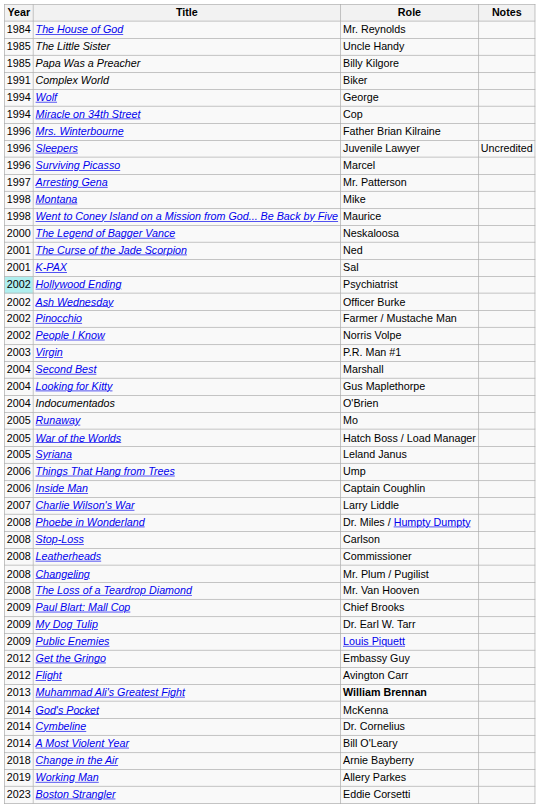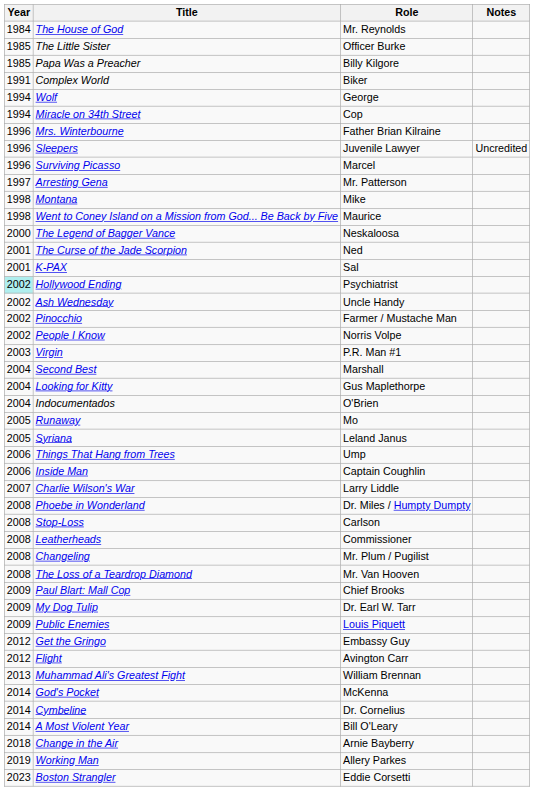(374, 47) Uncle Handy -> (374, 47) Officer Burke
(374, 302) Officer Burke -> (374, 302) Uncle Handy
- row: (78, 438)
(385, 693) bold -> (382, 676) normal
